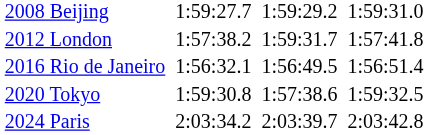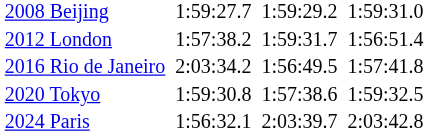(386, 39) 1:57:41.8 -> (386, 39) 1:56:51.4
(213, 66) 1:56:32.1 -> (213, 66) 2:03:34.2
(386, 66) 1:56:51.4 -> (386, 66) 1:57:41.8
(213, 121) 2:03:34.2 -> (213, 121) 1:56:32.1
